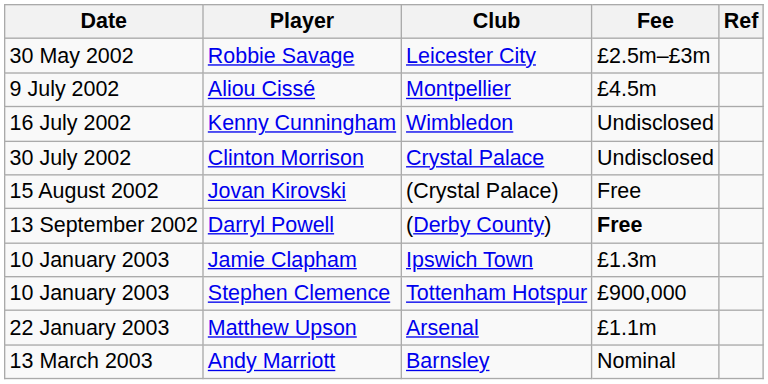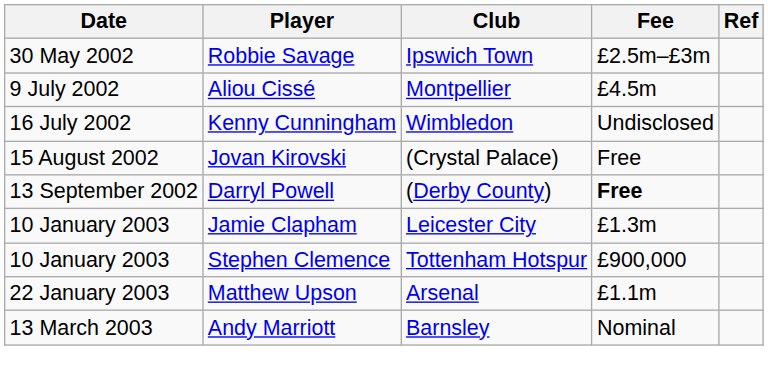(471, 55) Leicester City -> (470, 55) Ipswich Town
- row: (286, 157)
(470, 259) Ipswich Town -> (471, 225) Leicester City
